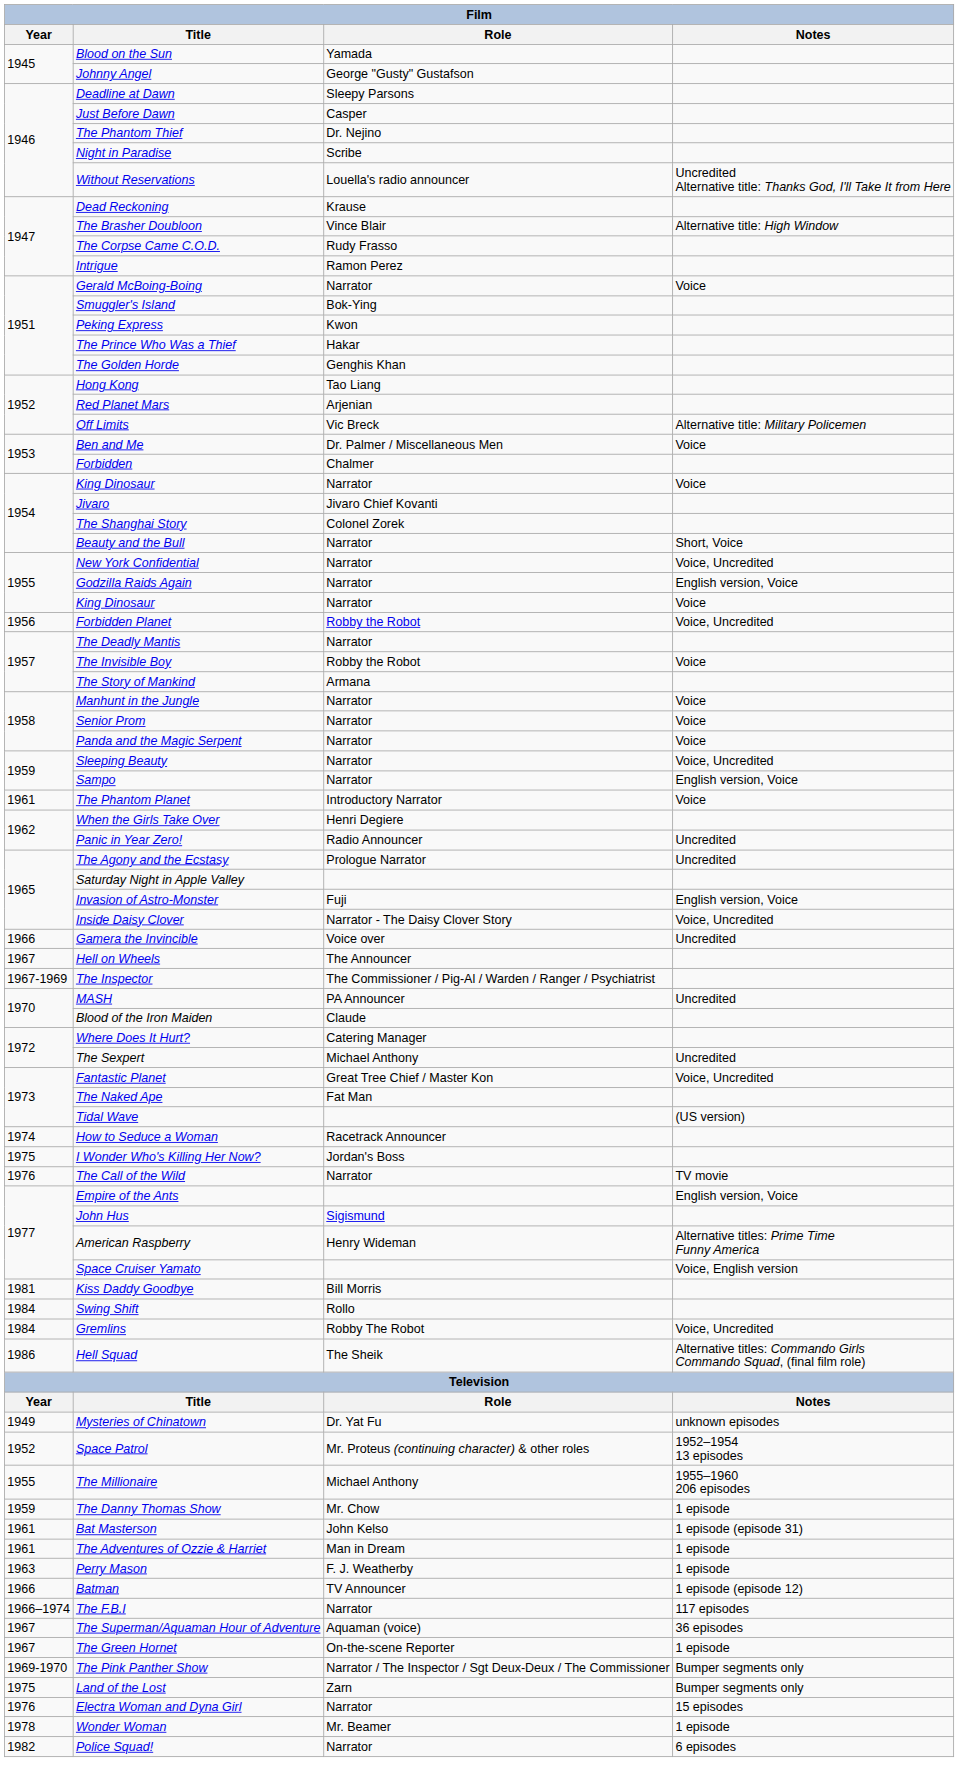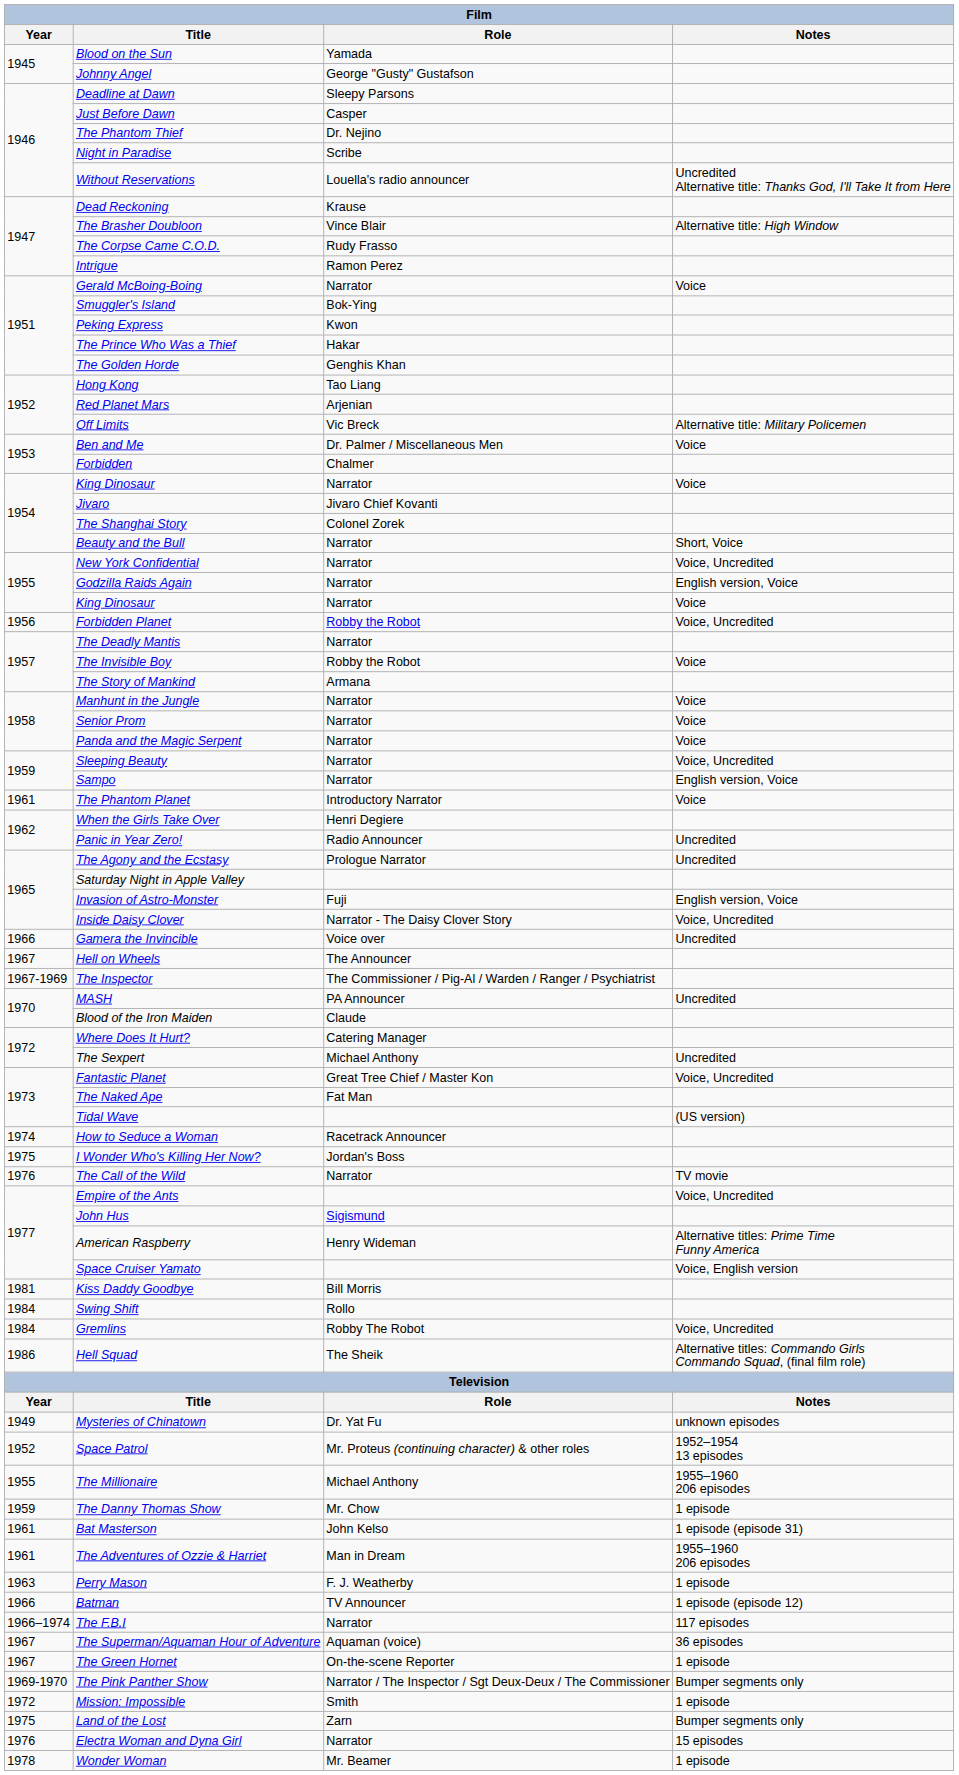(737, 1196) English version, Voice -> (725, 1196) Voice, Uncredited
(703, 1549) 1 episode -> (713, 1556) 1955–1960 206 episodes
+ row: (21, 1701)
- row: (21, 1747)
